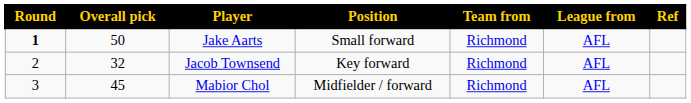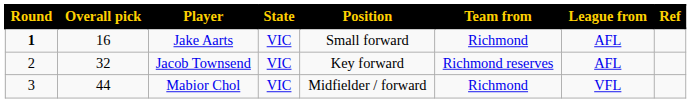+ column: (279, 16)
(118, 40) 50 -> (103, 40) 16
(497, 63) Richmond -> (498, 63) Richmond reserves
(118, 86) 45 -> (103, 86) 44
(596, 86) AFL -> (608, 86) VFL
